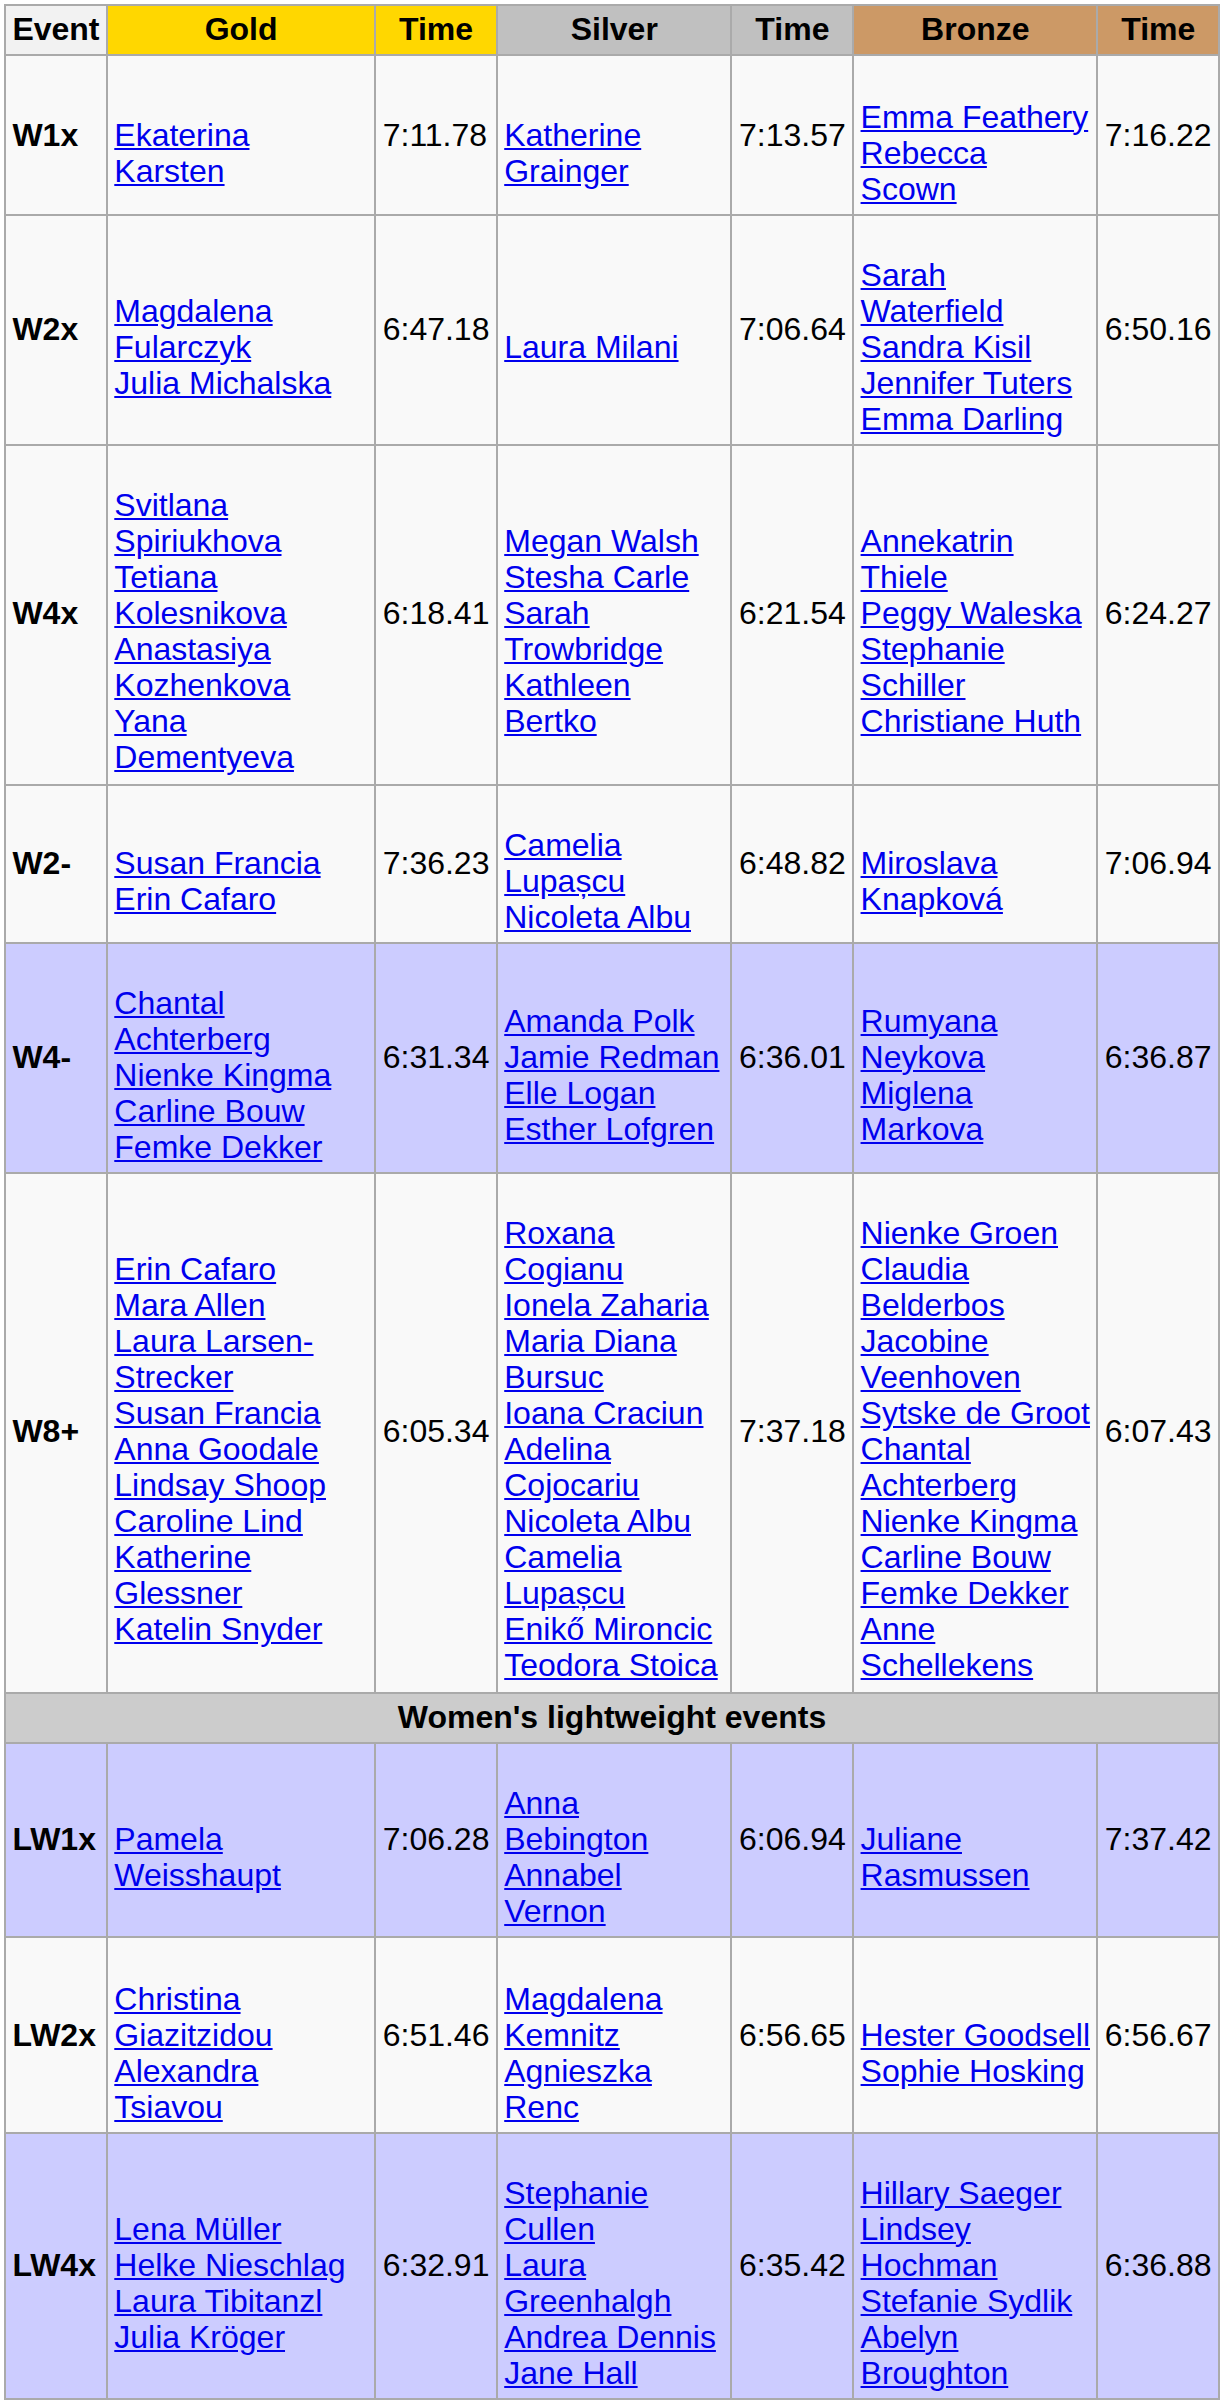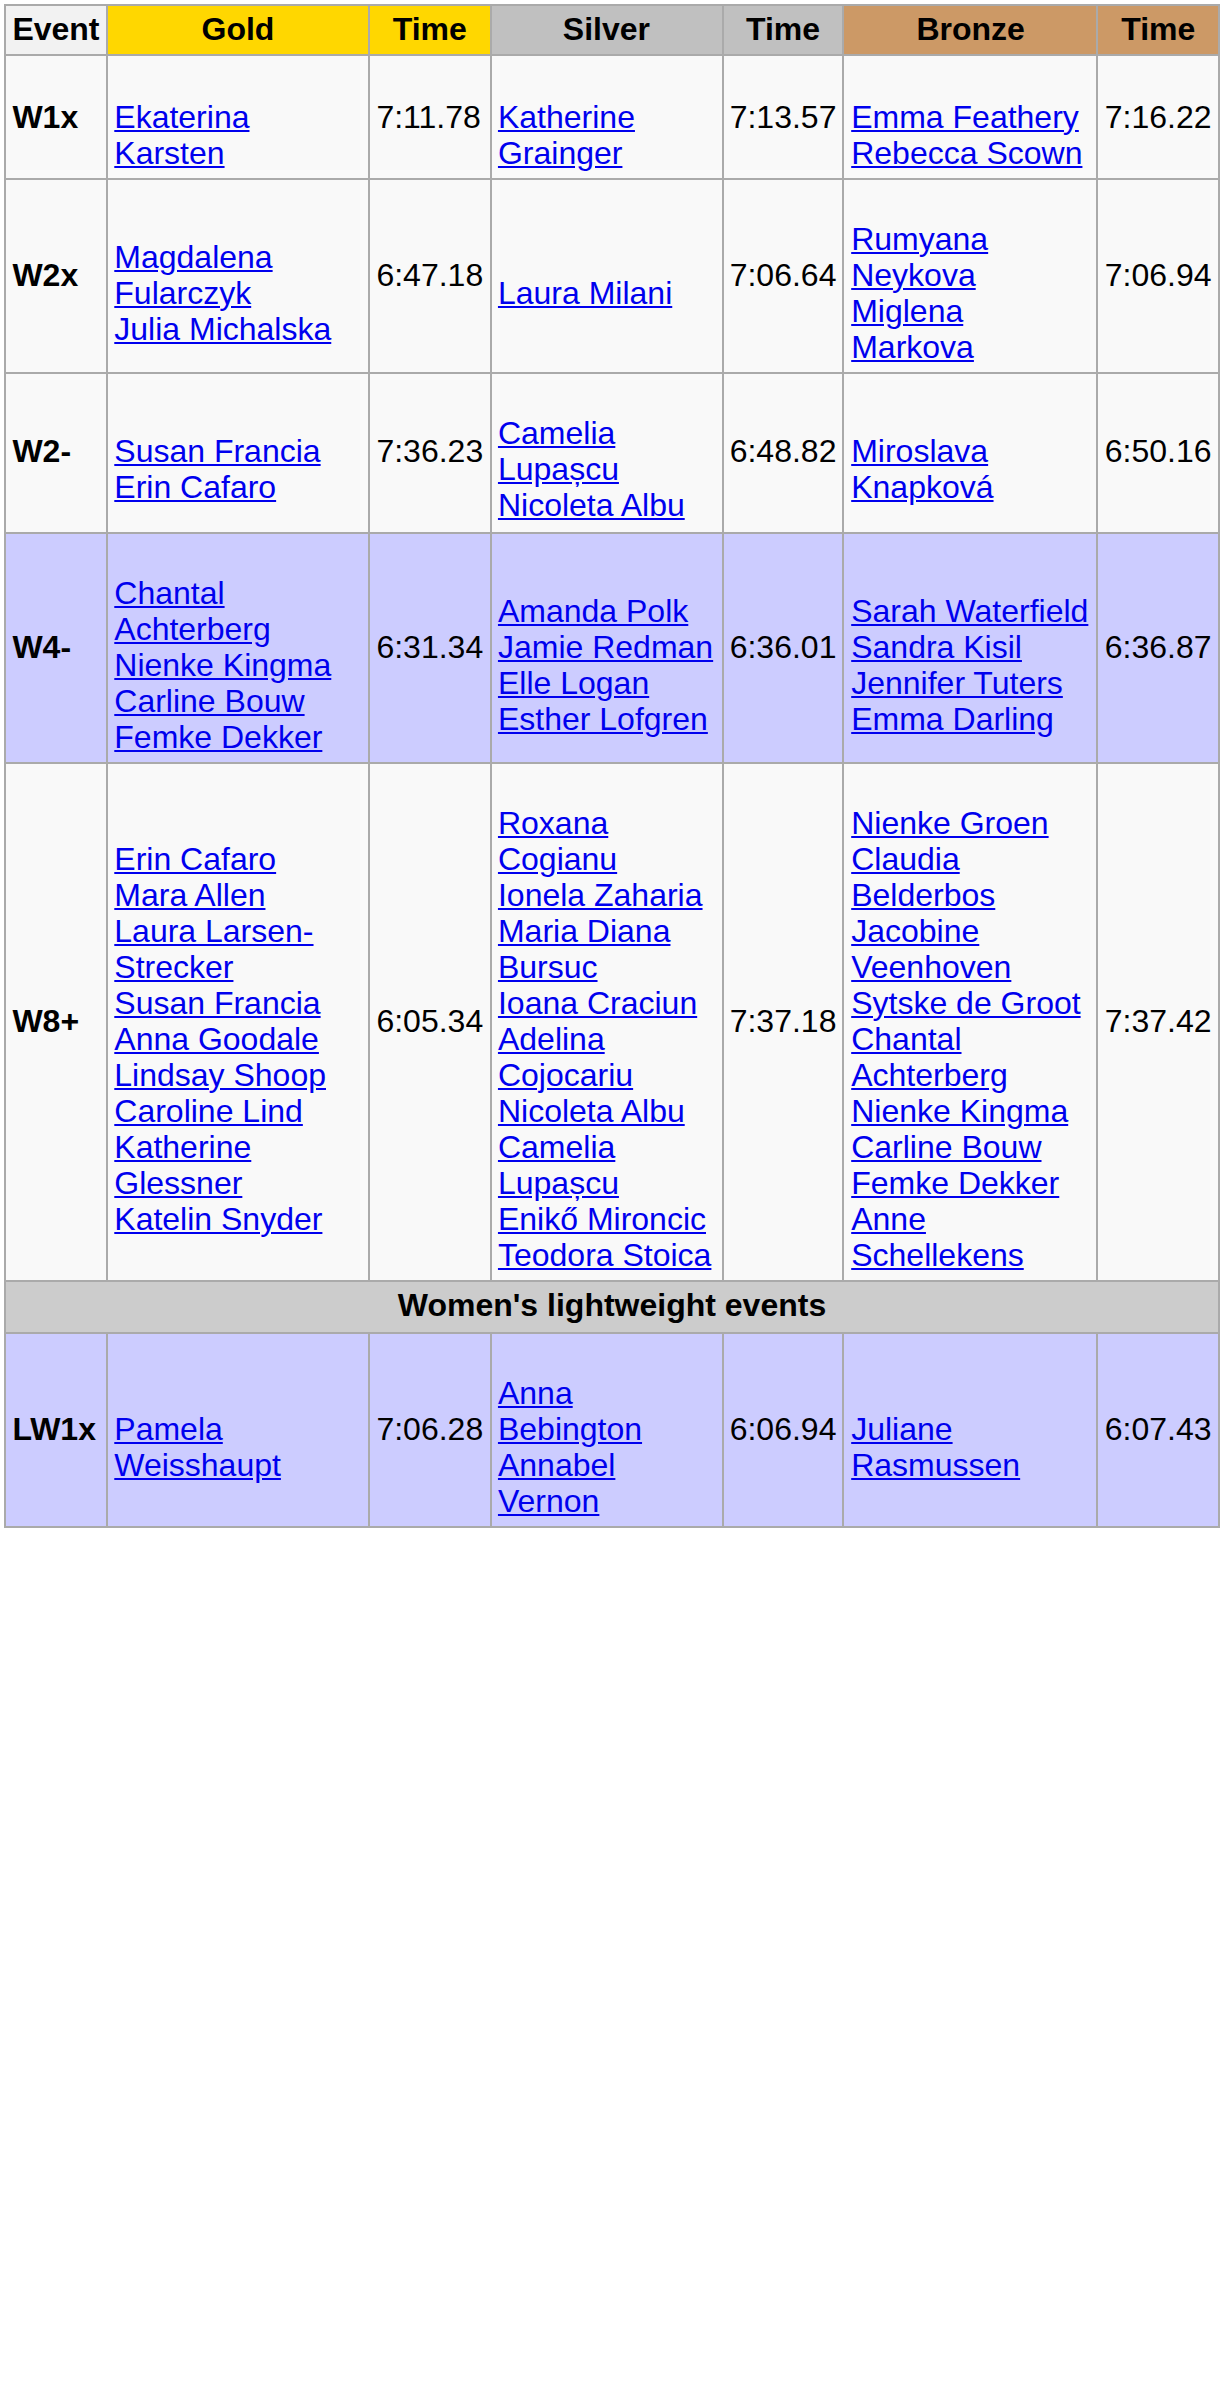(966, 347) Sarah Waterfield Sandra Kisil Jennifer Tuters Emma Darling -> (920, 293) Rumyana Neykova Miglena Markova
(1158, 329) 6:50.16 -> (1158, 275) 7:06.94
- row: (45, 614)
(1158, 862) 7:06.94 -> (1158, 452) 6:50.16
(929, 1075) Rumyana Neykova Miglena Markova -> (970, 664) Sarah Waterfield Sandra Kisil Jennifer Tuters Emma Darling
(1158, 1432) 6:07.43 -> (1158, 1021) 7:37.42
(1158, 1839) 7:37.42 -> (1158, 1429) 6:07.43
- row: (54, 2034)
- row: (54, 2265)
